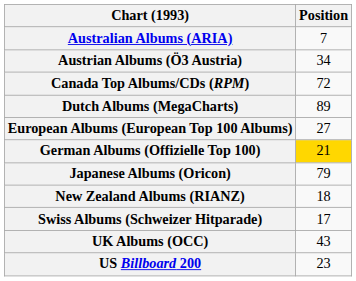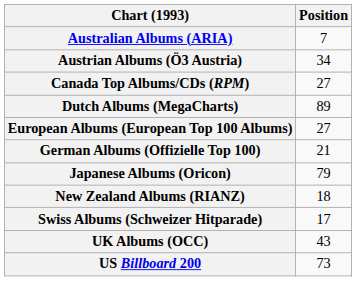(324, 83) 72 -> (324, 83) 27
(324, 151) gold background -> (324, 151) no background
(324, 264) 23 -> (324, 264) 73
